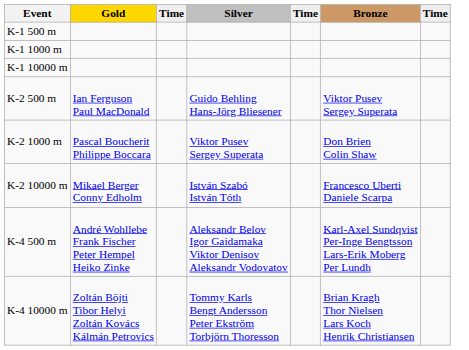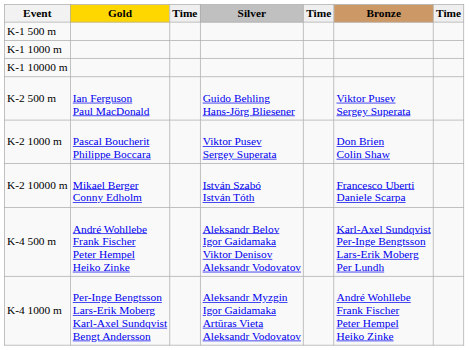+ row: (34, 310)
- row: (37, 310)
